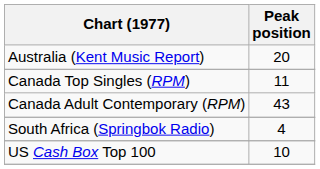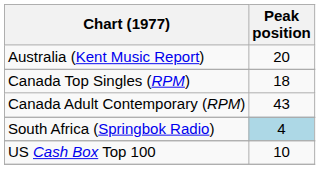(282, 81) 11 -> (282, 81) 18
(282, 128) no background -> (282, 128) lightblue background
